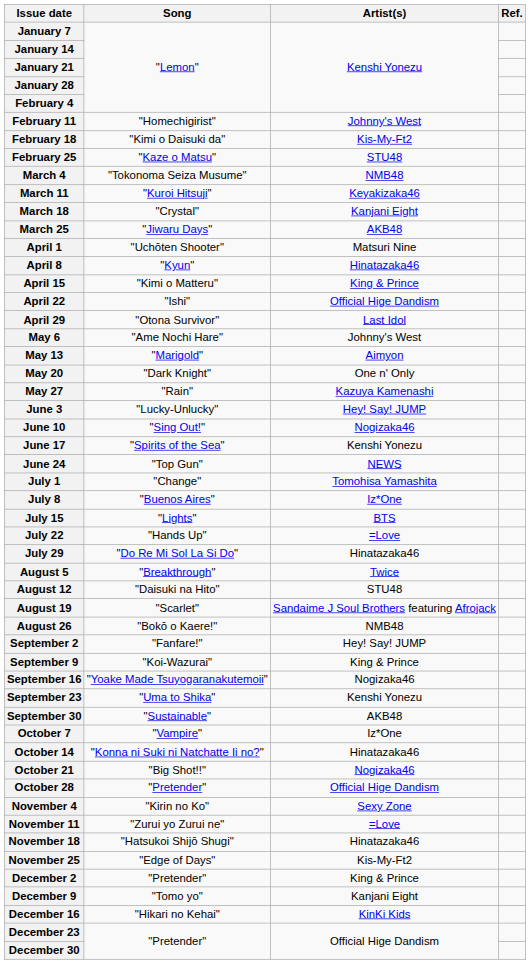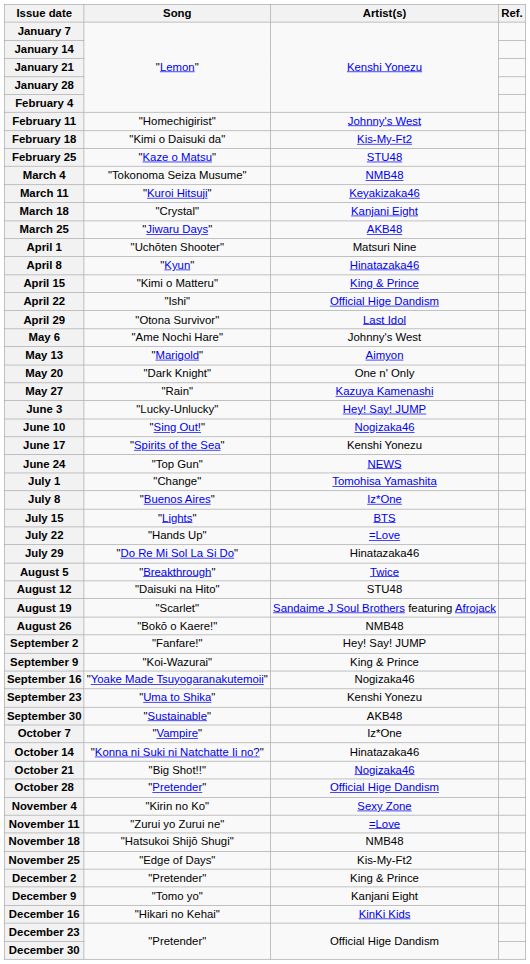(385, 842) Hinatazaka46 -> (385, 842) NMB48
